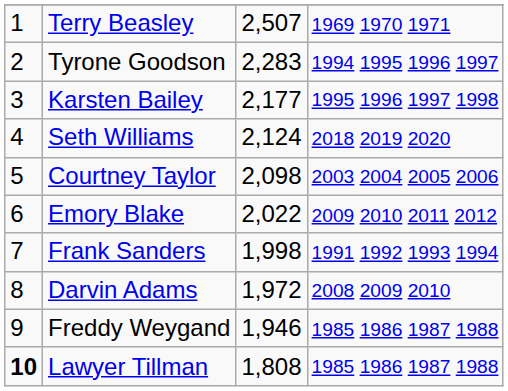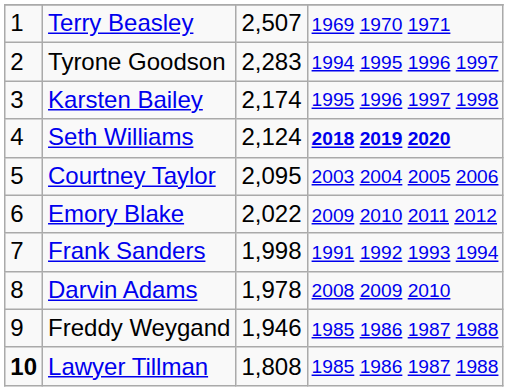(271, 99) 2,177 -> (271, 99) 2,174
(381, 138) normal -> (381, 138) bold
(271, 175) 2,098 -> (271, 175) 2,095
(271, 289) 1,972 -> (271, 289) 1,978
